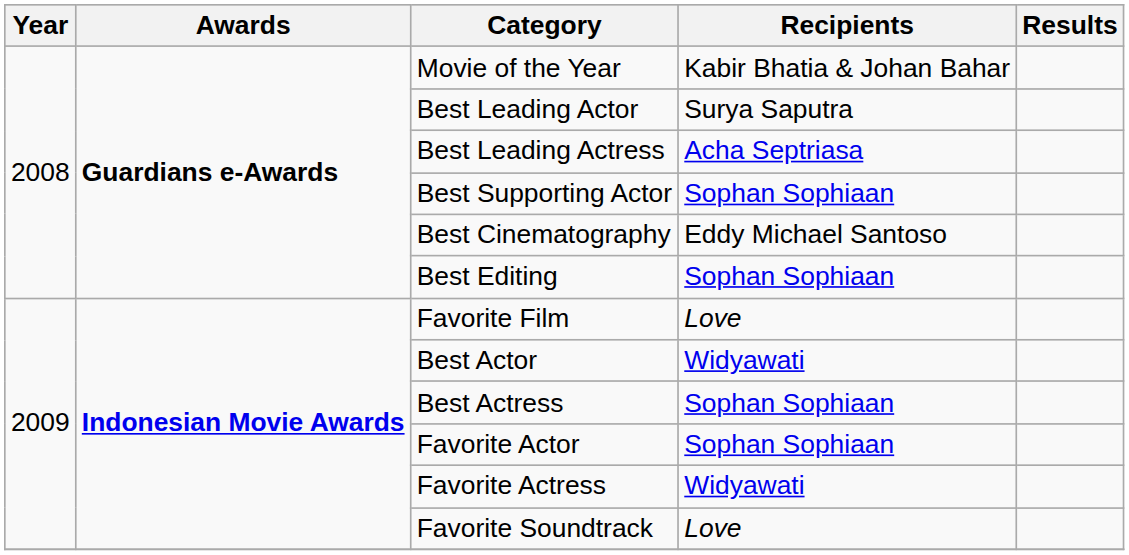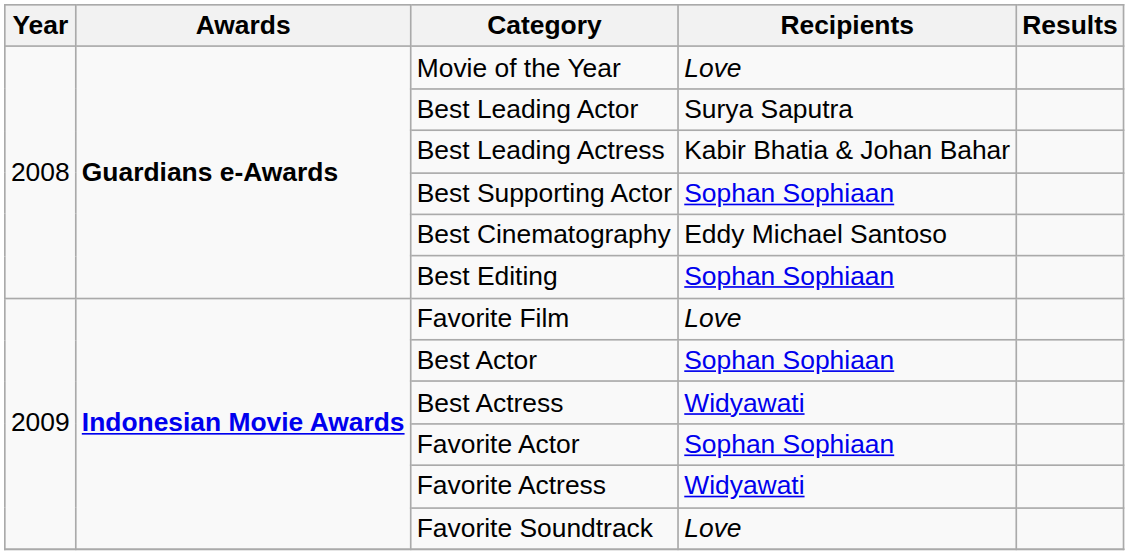(847, 67) Kabir Bhatia & Johan Bahar -> (713, 67) Love
(774, 151) Acha Septriasa -> (847, 151) Kabir Bhatia & Johan Bahar
(744, 360) Widyawati -> (789, 360) Sophan Sophiaan
(789, 402) Sophan Sophiaan -> (744, 402) Widyawati
